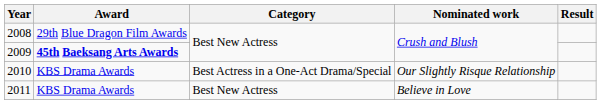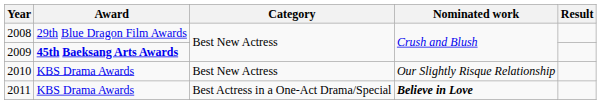(292, 71) Best Actress in a One-Act Drama/Special -> (235, 71) Best New Actress
(235, 90) Best New Actress -> (292, 90) Best Actress in a One-Act Drama/Special
(434, 90) normal -> (435, 90) bold
